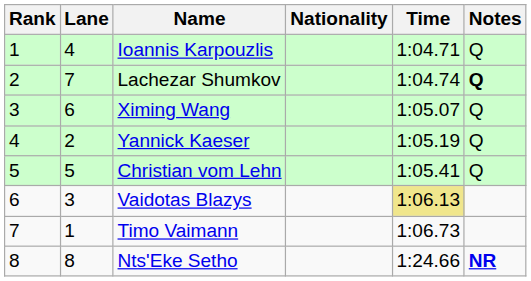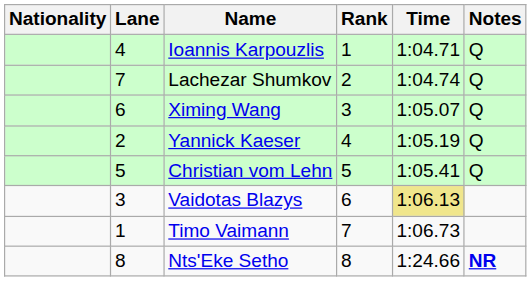columns swapped: (32, 19) <-> (339, 19)
(476, 79) bold -> (476, 79) normal
